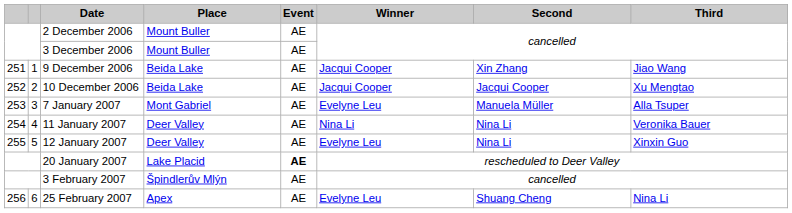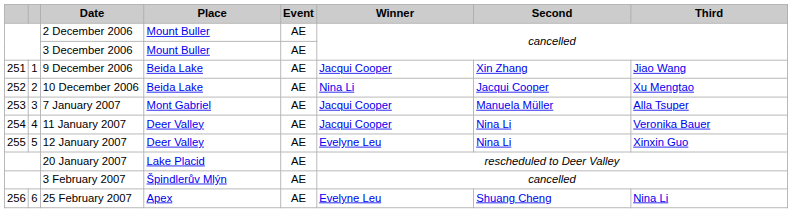(355, 87) Jacqui Cooper -> (337, 87) Nina Li
(350, 105) Evelyne Leu -> (355, 105) Jacqui Cooper
(337, 124) Nina Li -> (355, 124) Jacqui Cooper
(298, 161) bold -> (298, 161) normal
